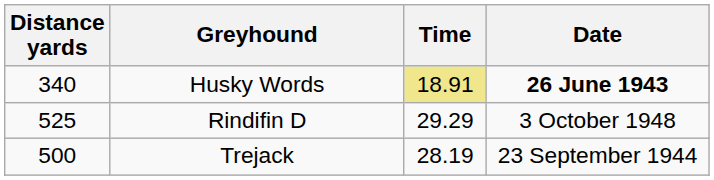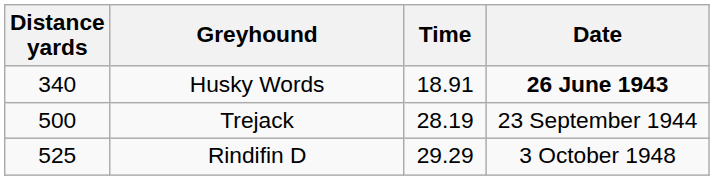(445, 84) khaki background -> (445, 84) no background
rows swapped: (257, 156) <-> (257, 120)
